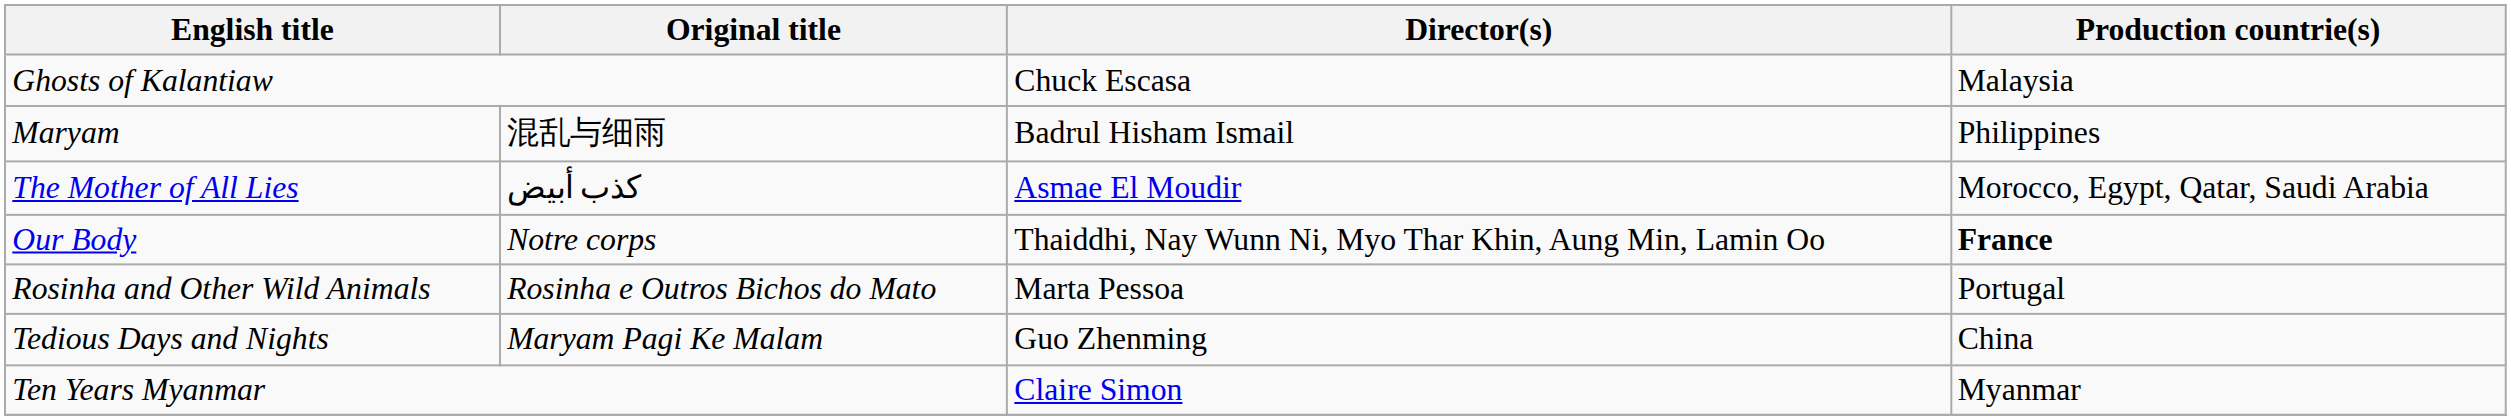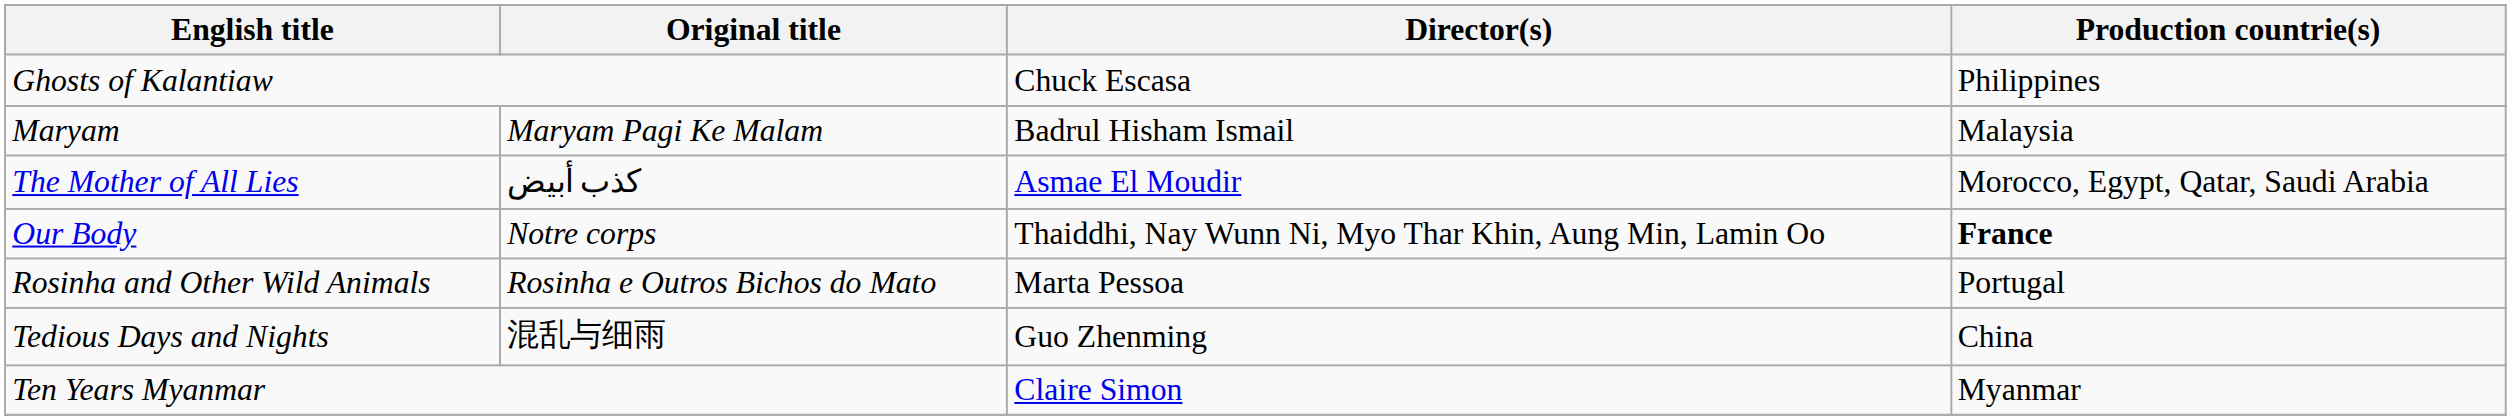(2016, 79) Malaysia -> (2029, 79) Philippines
(586, 132) 混乱与细雨 -> (665, 130) Maryam Pagi Ke Malam
(2029, 133) Philippines -> (2016, 130) Malaysia
(665, 338) Maryam Pagi Ke Malam -> (586, 335) 混乱与细雨
